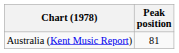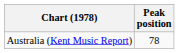(154, 40) 81 -> (154, 40) 78
